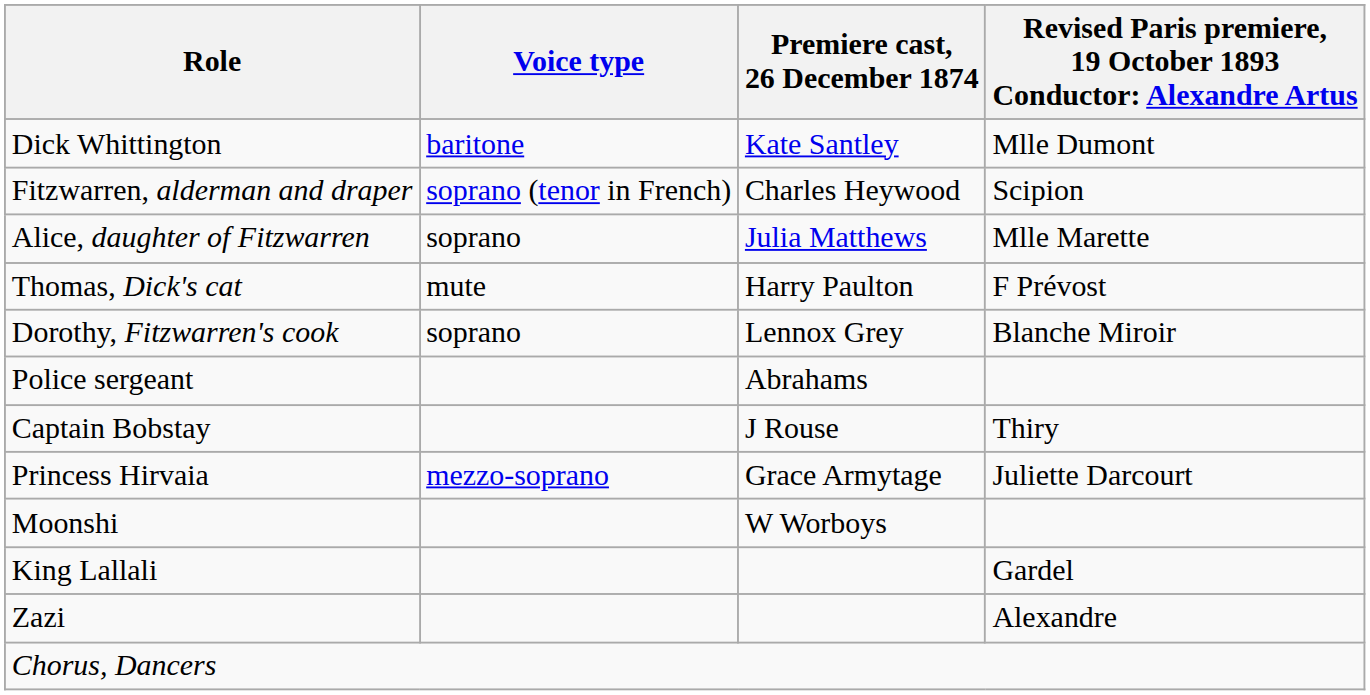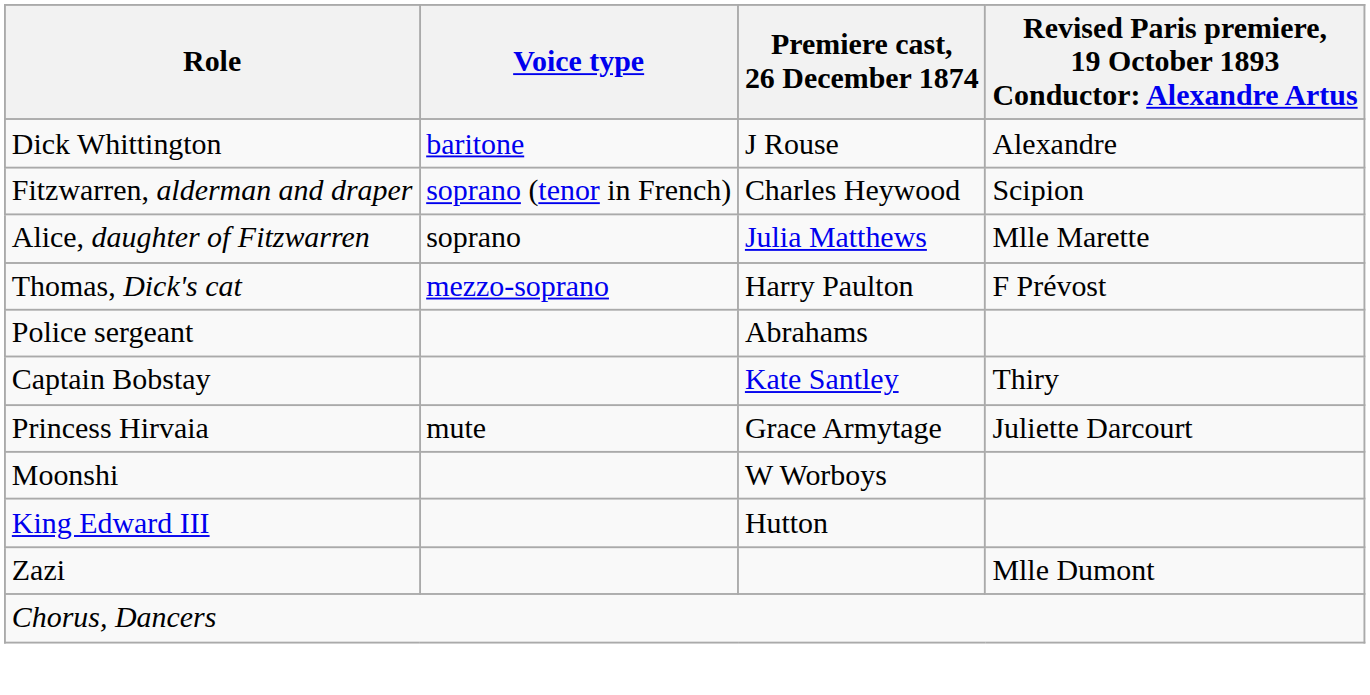(822, 142) Kate Santley -> (792, 142) J Rouse
(1073, 142) Mlle Dumont -> (1055, 142) Alexandre
(456, 285) mute -> (518, 285) mezzo-soprano
- row: (175, 332)
(792, 427) J Rouse -> (822, 380) Kate Santley
(518, 475) mezzo-soprano -> (456, 427) mute
+ row: (111, 522)
- row: (85, 570)
(1055, 617) Alexandre -> (1073, 570) Mlle Dumont
